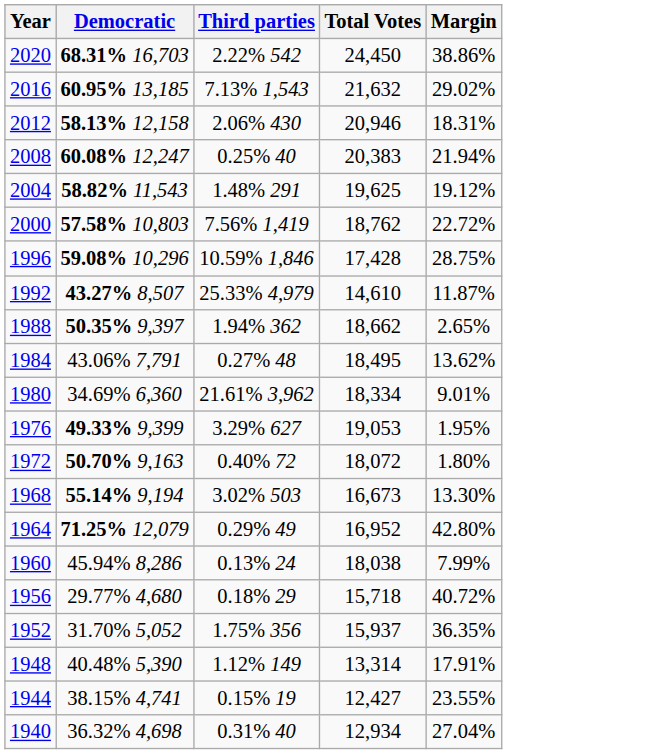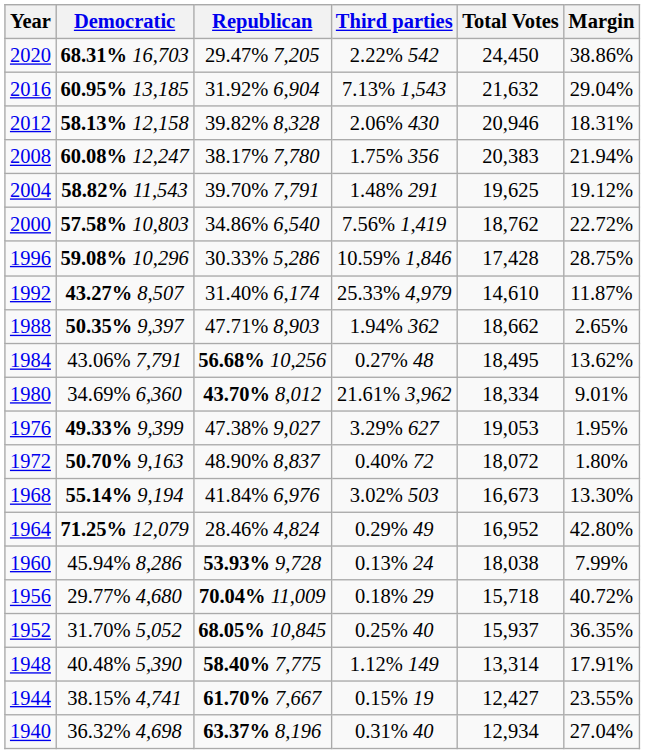+ column: (262, 21)
(464, 89) 29.02% -> (601, 89) 29.04%
(257, 156) 0.25% 40 -> (394, 156) 1.75% 356
(257, 630) 1.75% 356 -> (394, 630) 0.25% 40
